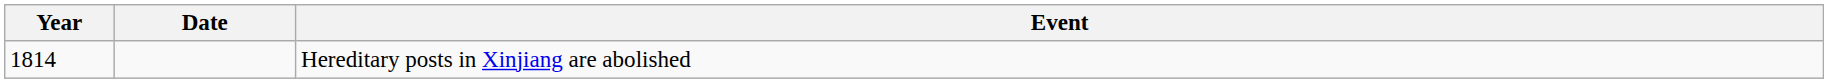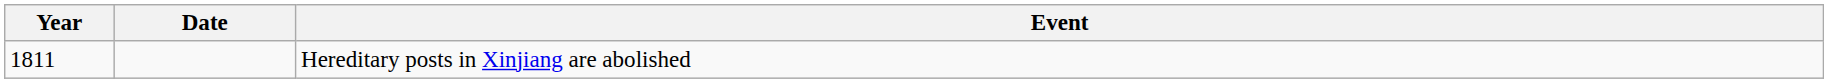(33, 59) 1814 -> (33, 59) 1811
